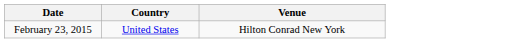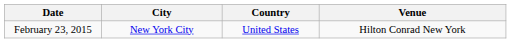+ column: (162, 12)
